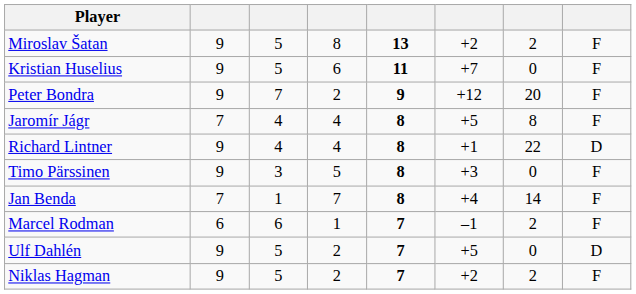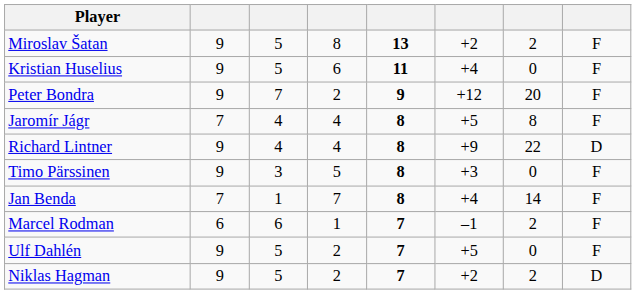(469, 69) +7 -> (469, 69) +4
(469, 146) +1 -> (469, 146) +9
(596, 250) D -> (596, 250) F
(596, 276) F -> (596, 276) D
